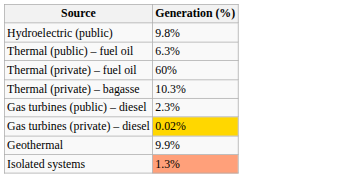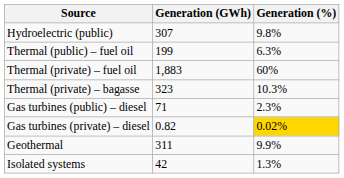+ column: (203, 13)
(168, 164) lightsalmon background -> (269, 164) no background
